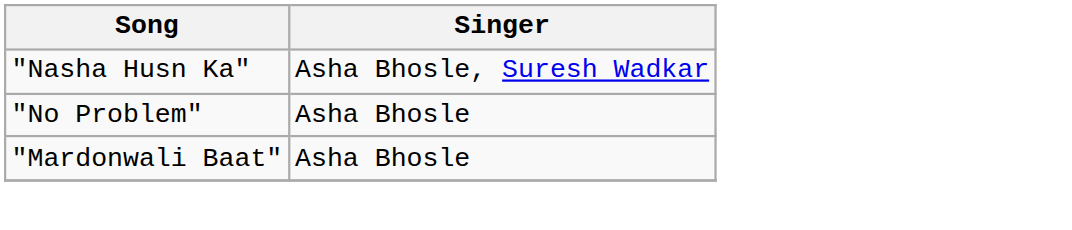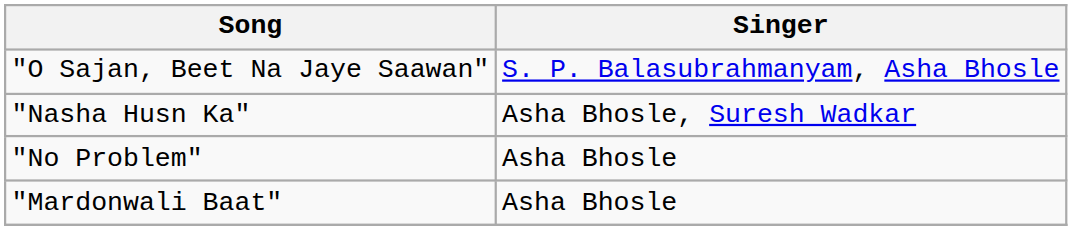+ row: (250, 71)
